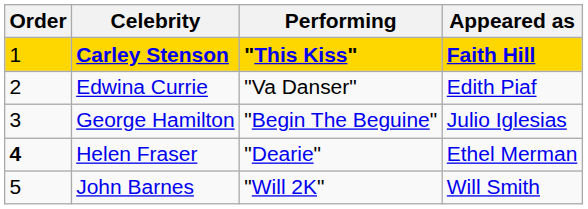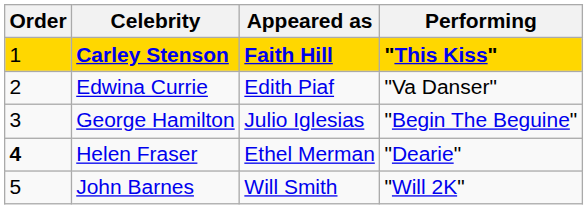columns swapped: (512, 21) <-> (341, 21)
